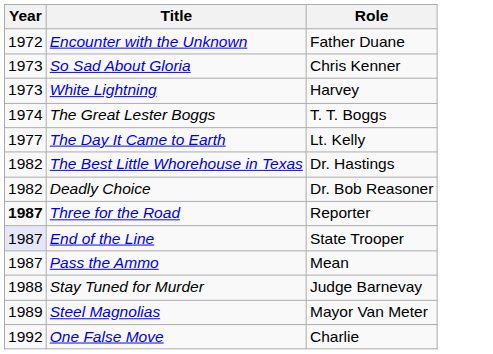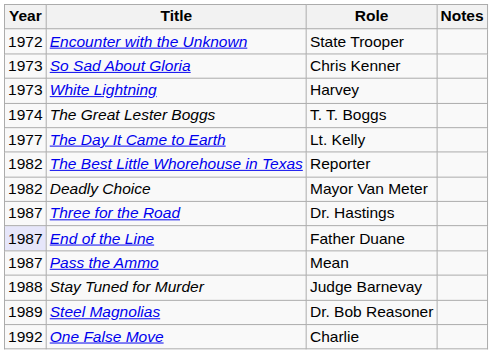+ column: (462, 16)
(357, 41) Father Duane -> (357, 41) State Trooper
(352, 164) Dr. Hastings -> (340, 164) Reporter
(372, 189) Dr. Bob Reasoner -> (369, 189) Mayor Van Meter
(25, 213) bold -> (25, 213) normal
(340, 213) Reporter -> (352, 213) Dr. Hastings
(357, 238) State Trooper -> (357, 238) Father Duane
(369, 312) Mayor Van Meter -> (372, 312) Dr. Bob Reasoner
